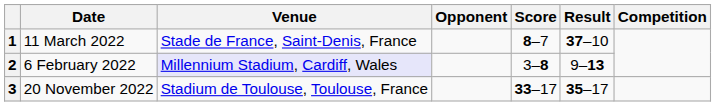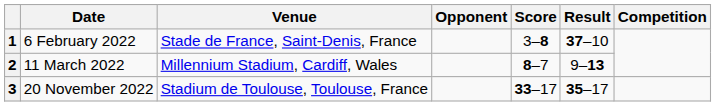(74, 41) 11 March 2022 -> (80, 41) 6 February 2022
(536, 41) 8–7 -> (536, 41) 3–8
(80, 65) 6 February 2022 -> (74, 65) 11 March 2022
(279, 65) lavender background -> (279, 65) no background
(536, 65) 3–8 -> (536, 65) 8–7
